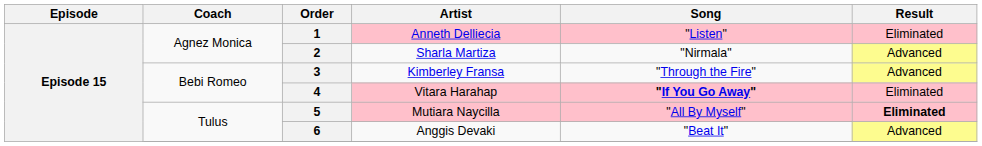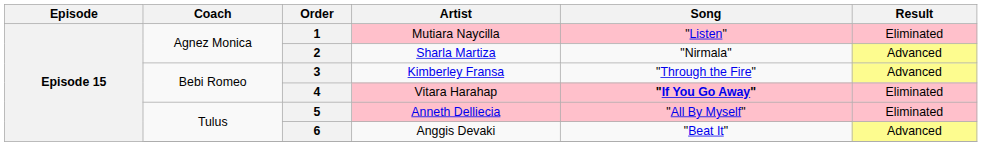(456, 33) Anneth Delliecia -> (456, 33) Mutiara Naycilla
(456, 111) Mutiara Naycilla -> (456, 111) Anneth Delliecia
(914, 111) bold -> (914, 111) normal
